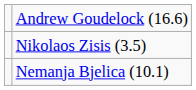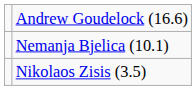rows swapped: (92, 71) <-> (81, 44)
